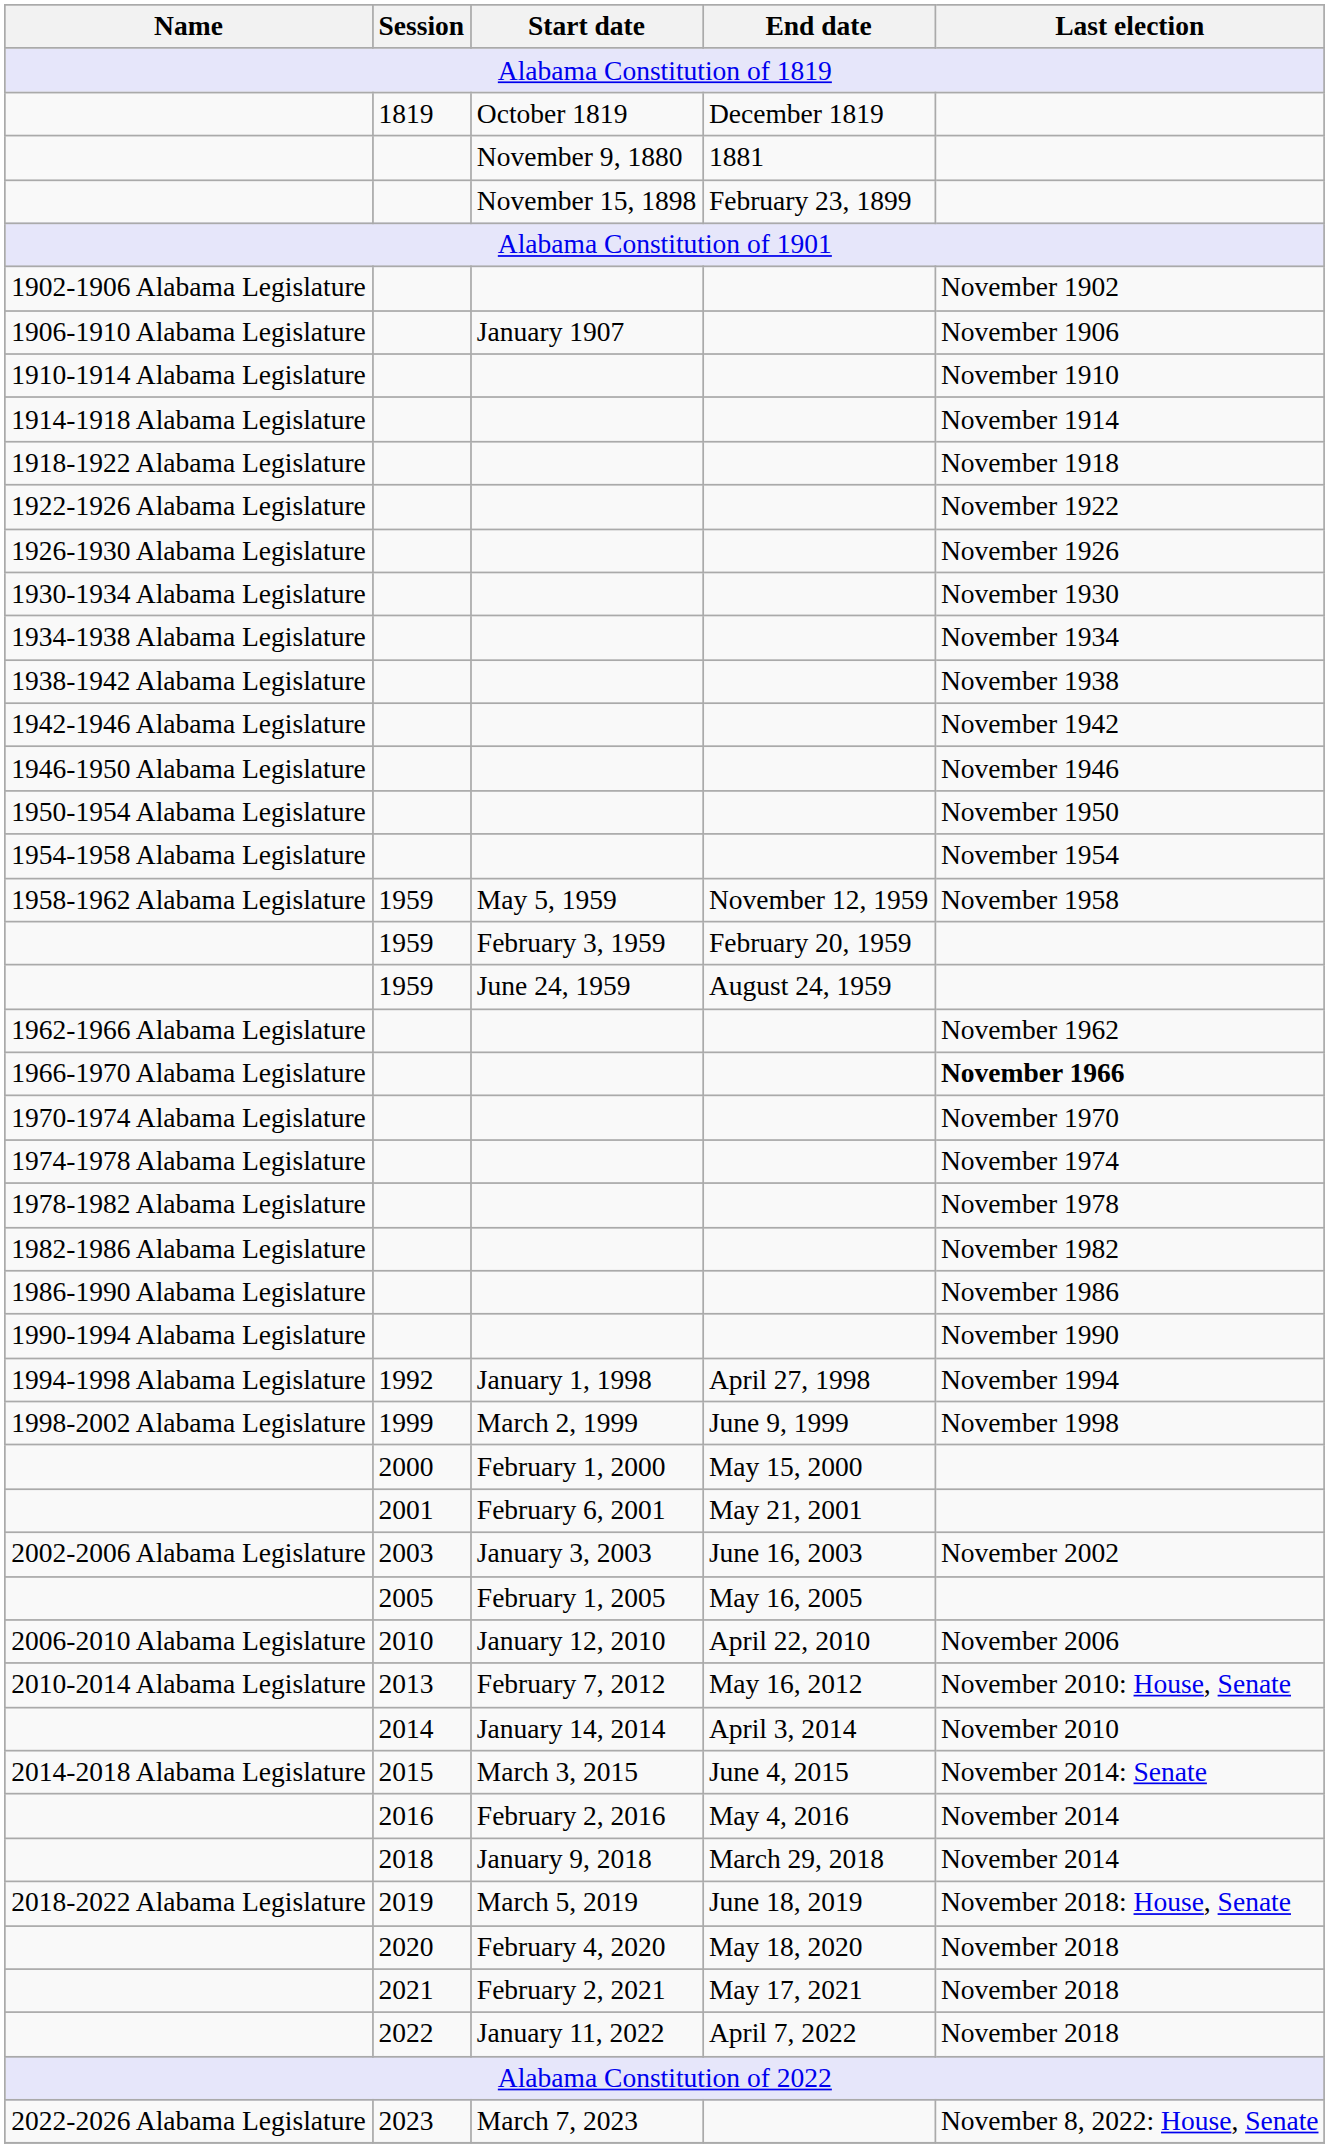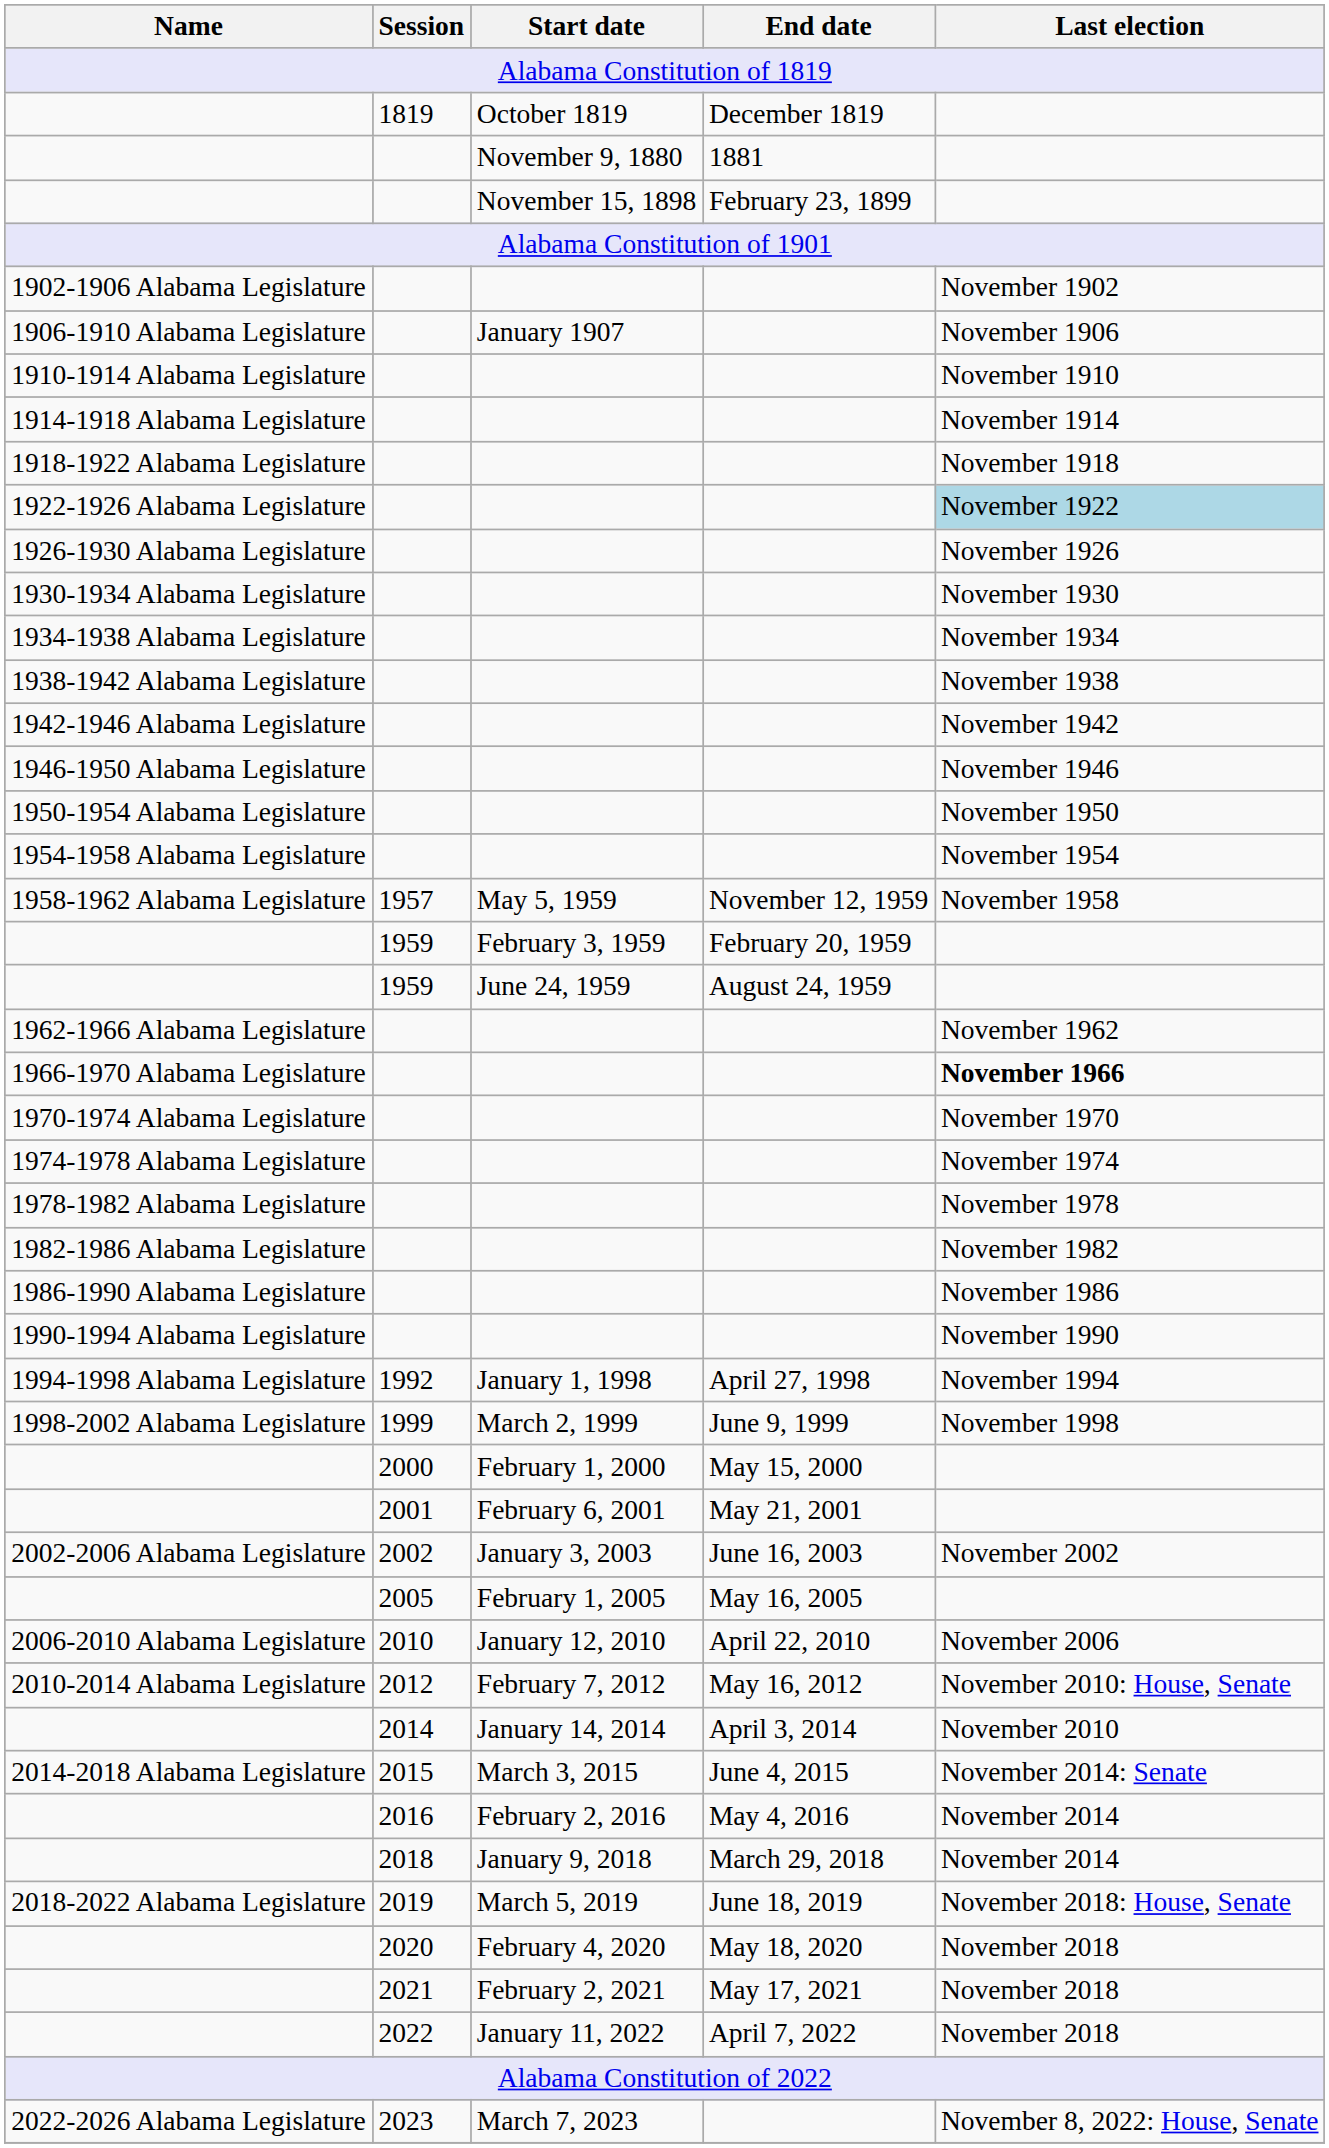(1030, 506) no background -> (1030, 506) lightblue background
(406, 899) 1959 -> (406, 899) 1957
(406, 1553) 2003 -> (406, 1553) 2002
(406, 1684) 2013 -> (406, 1684) 2012
